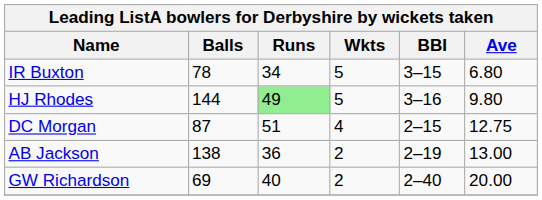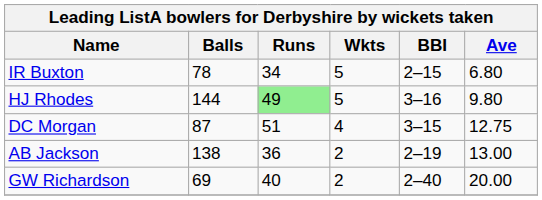(423, 72) 3–15 -> (423, 72) 2–15
(423, 126) 2–15 -> (423, 126) 3–15
